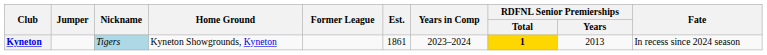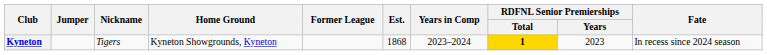(108, 42) lightblue background -> (108, 42) no background
(397, 42) 1861 -> (397, 42) 1868
(595, 42) 2013 -> (595, 42) 2023
